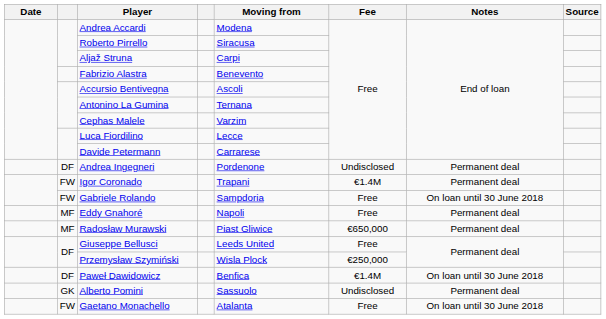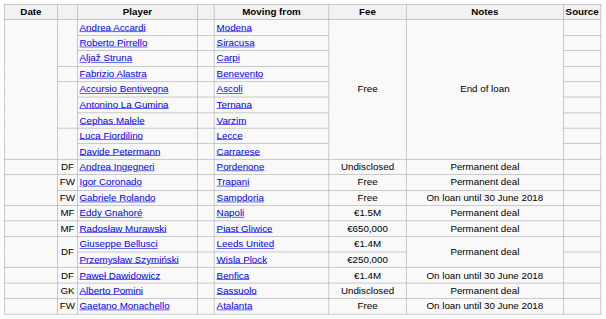(368, 182) €1.4M -> (368, 182) Free
(368, 213) Free -> (368, 213) €1.5M
(368, 244) Free -> (368, 244) €1.4M
